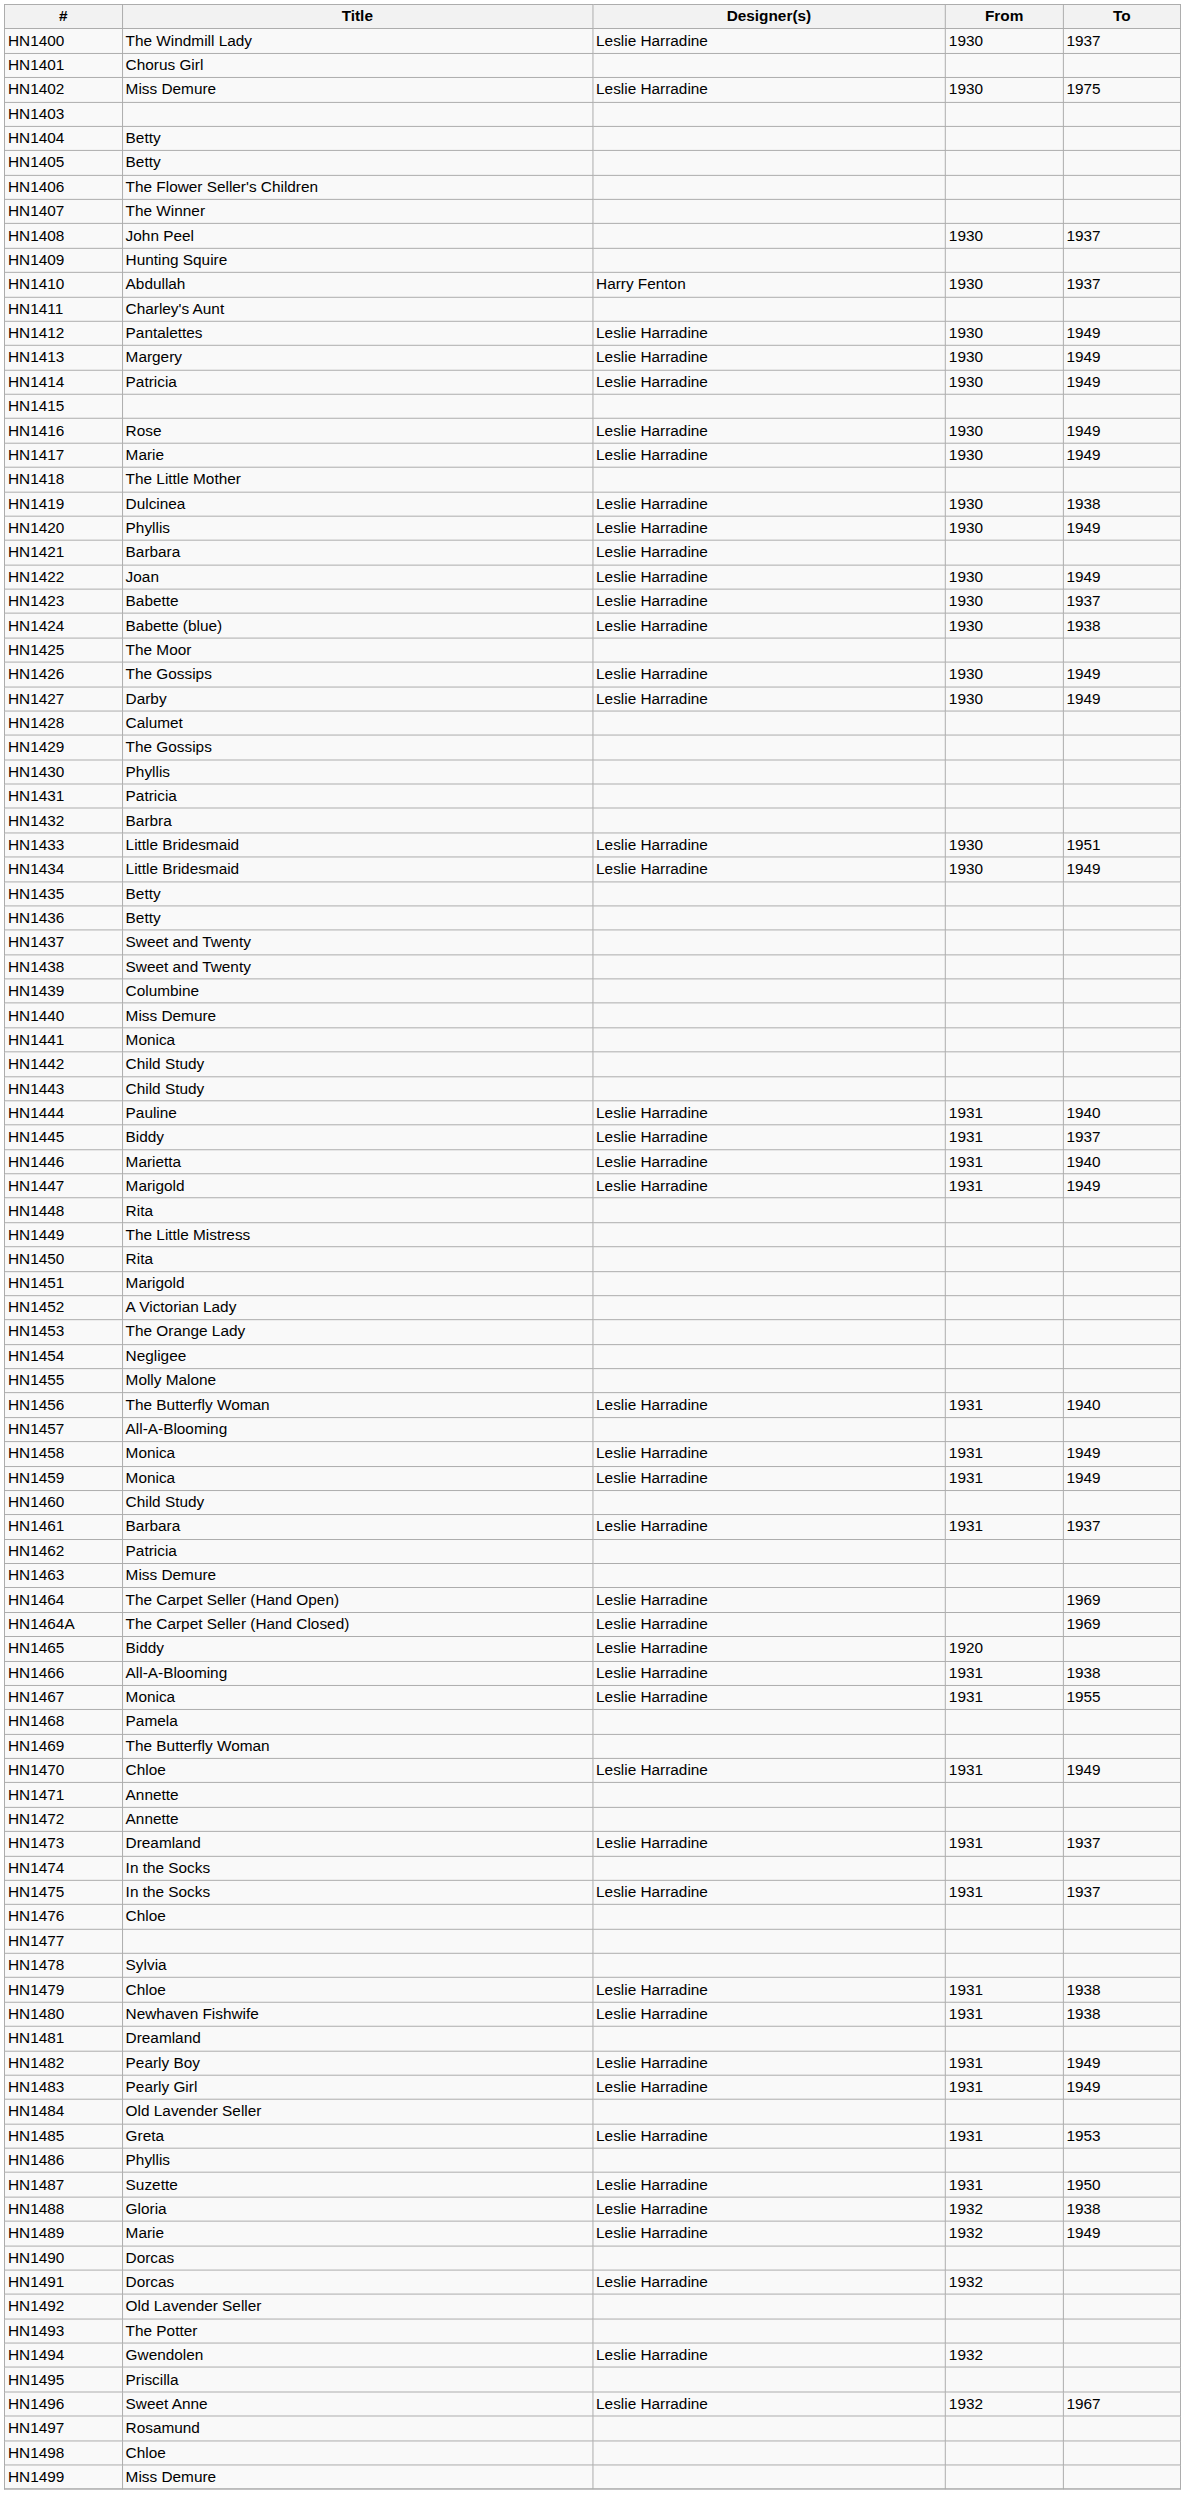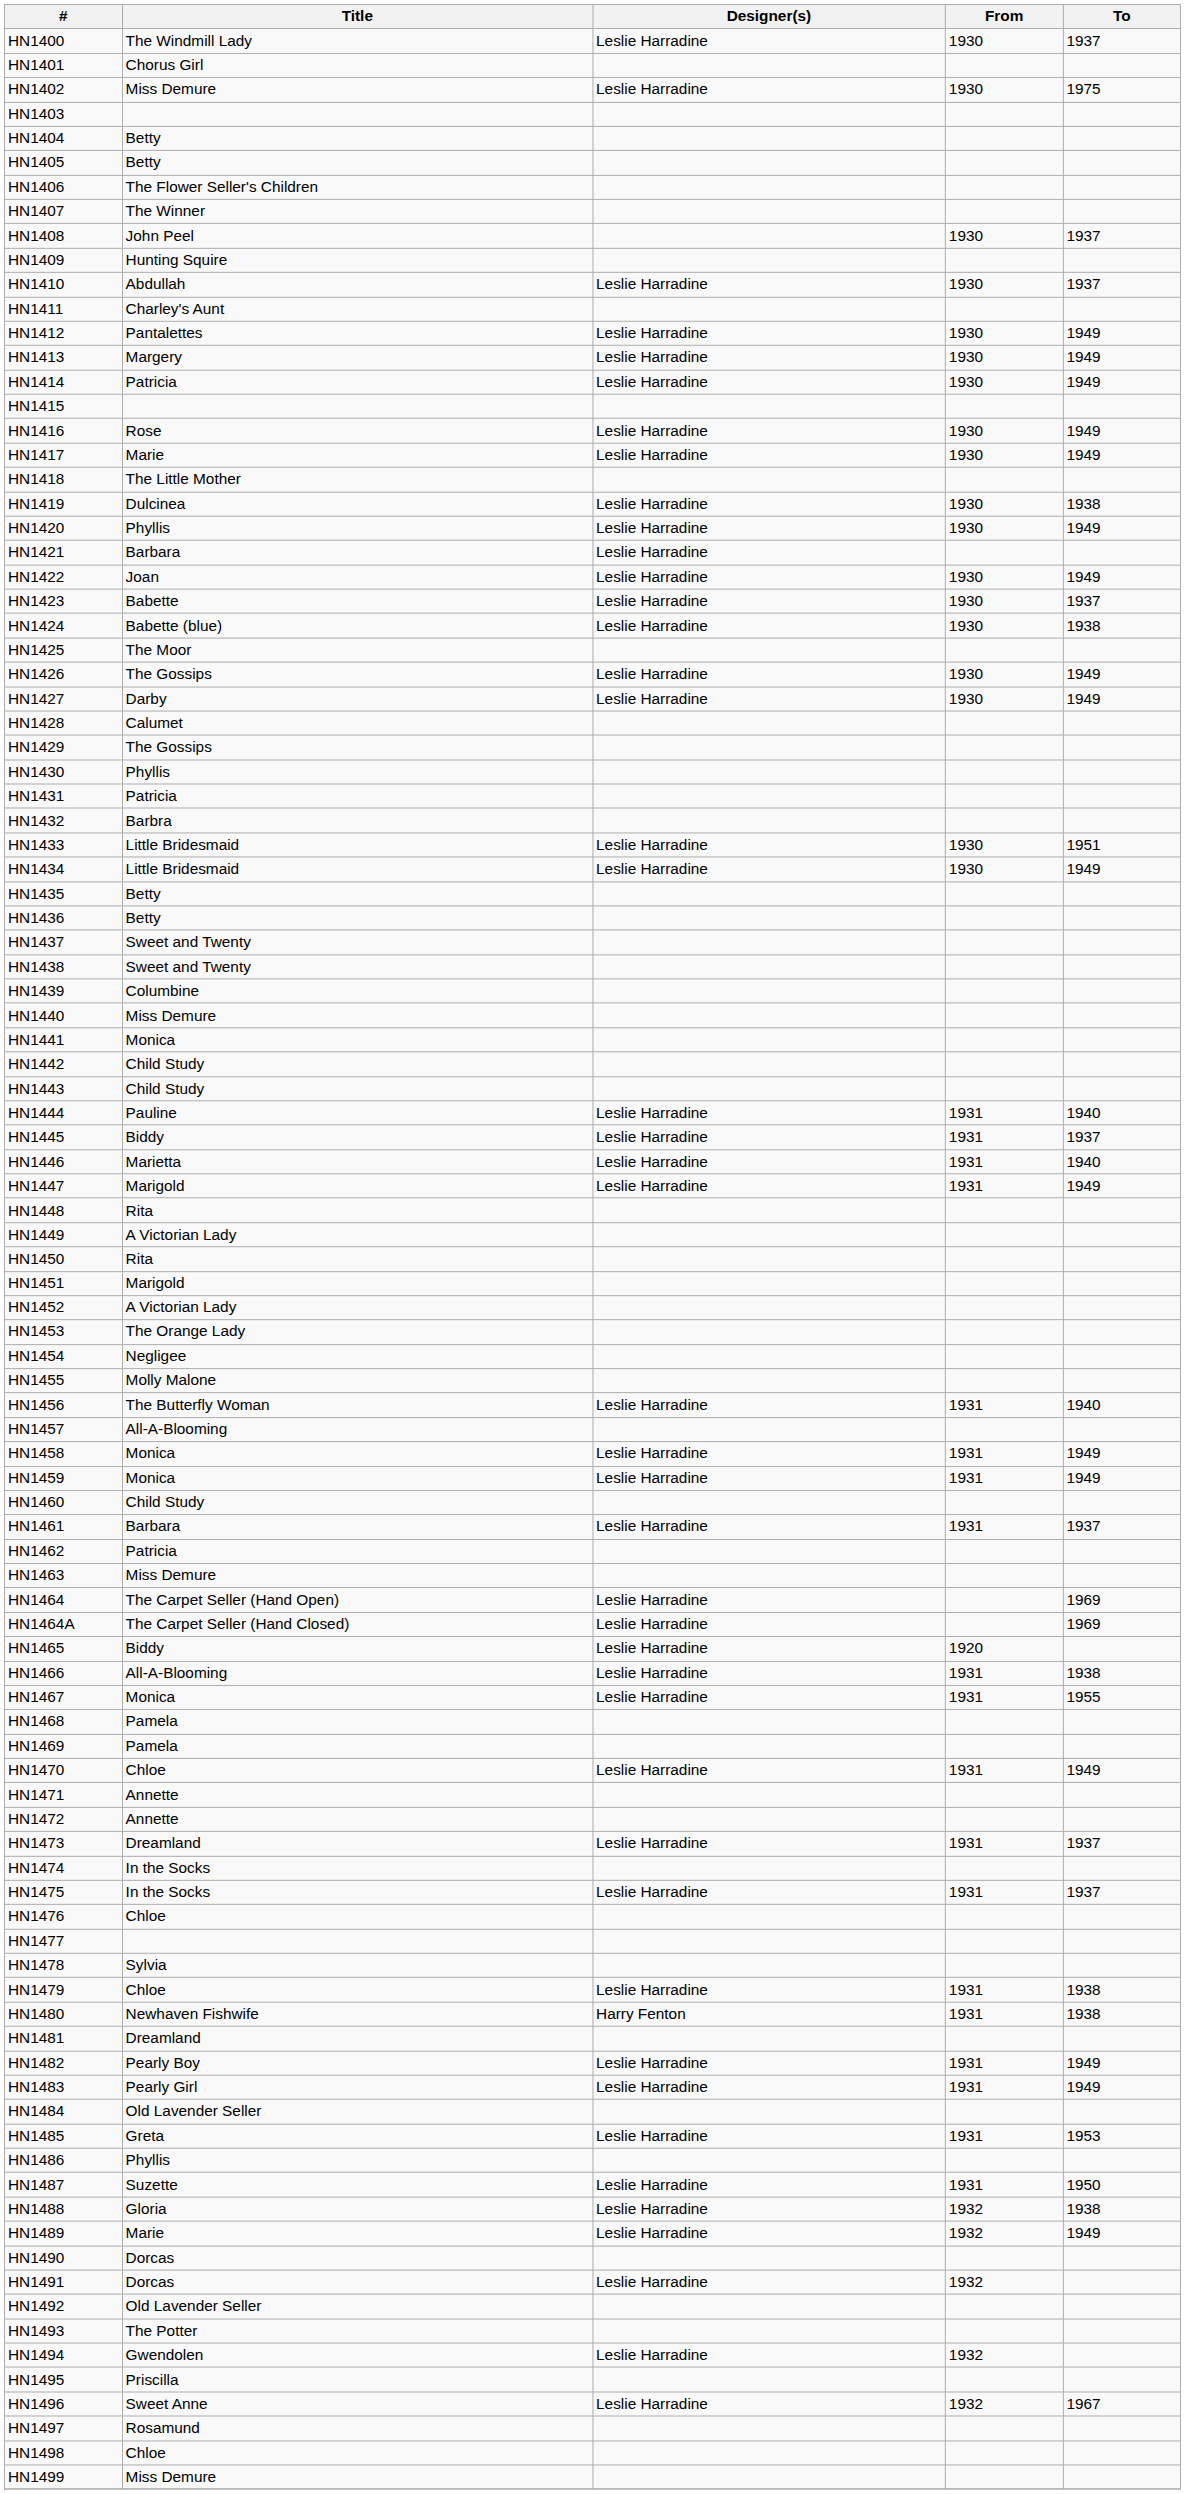(641, 284) Harry Fenton -> (652, 284) Leslie Harradine
(188, 1234) The Little Mistress -> (181, 1234) A Victorian Lady
(198, 1746) The Butterfly Woman -> (152, 1746) Pamela
(652, 2014) Leslie Harradine -> (641, 2014) Harry Fenton
